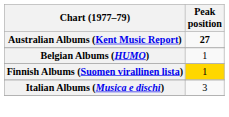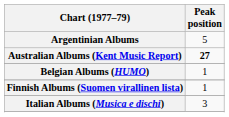+ row: (95, 39)
(205, 71) gold background -> (205, 87) no background
